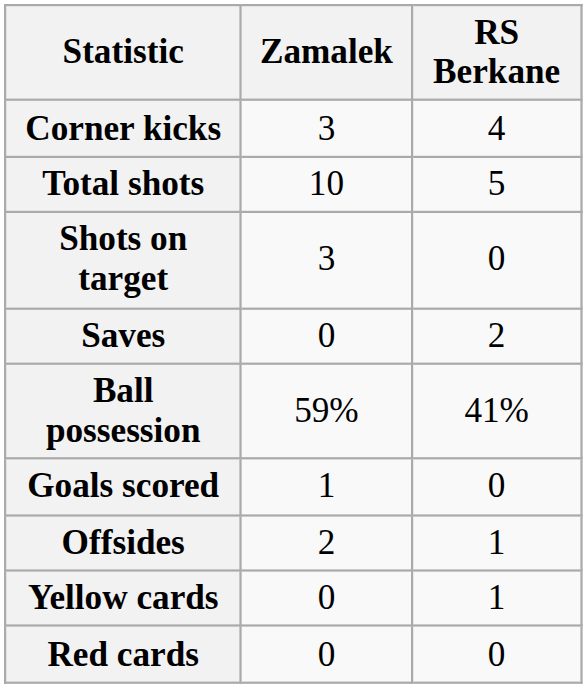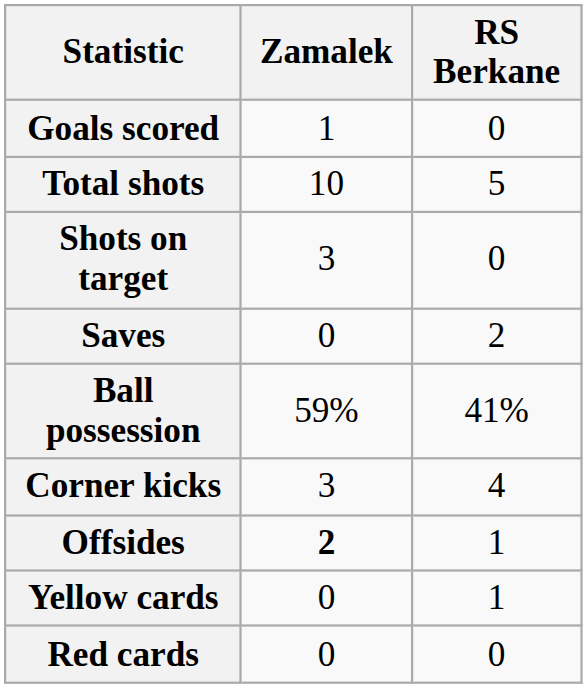rows swapped: (123, 486) <-> (123, 127)
(326, 541) normal -> (326, 541) bold
